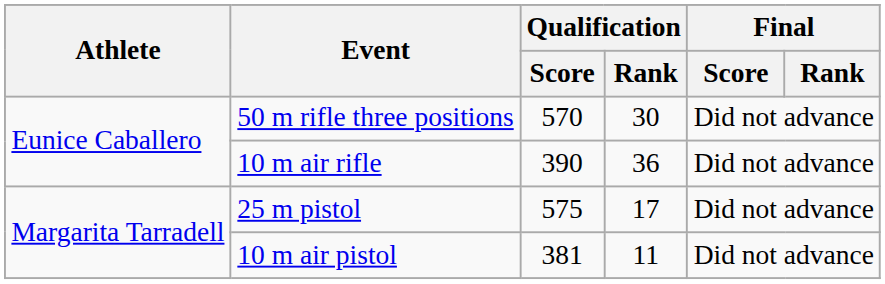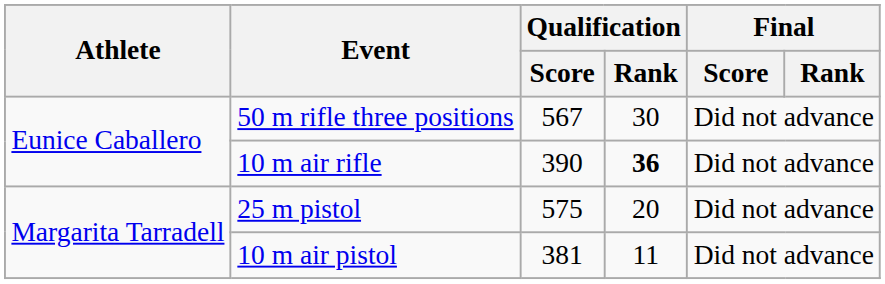(562, 118) 570 -> (562, 118) 567
(646, 163) normal -> (646, 163) bold
(646, 209) 17 -> (646, 209) 20
